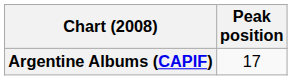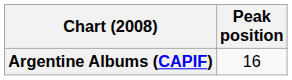(252, 61) 17 -> (252, 61) 16
